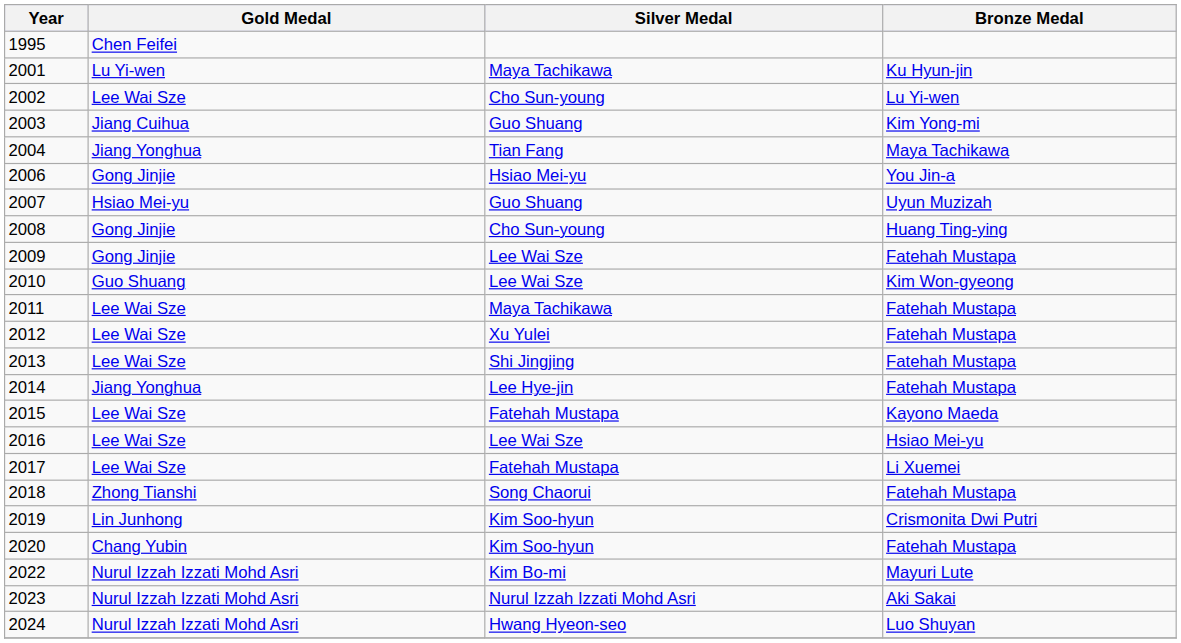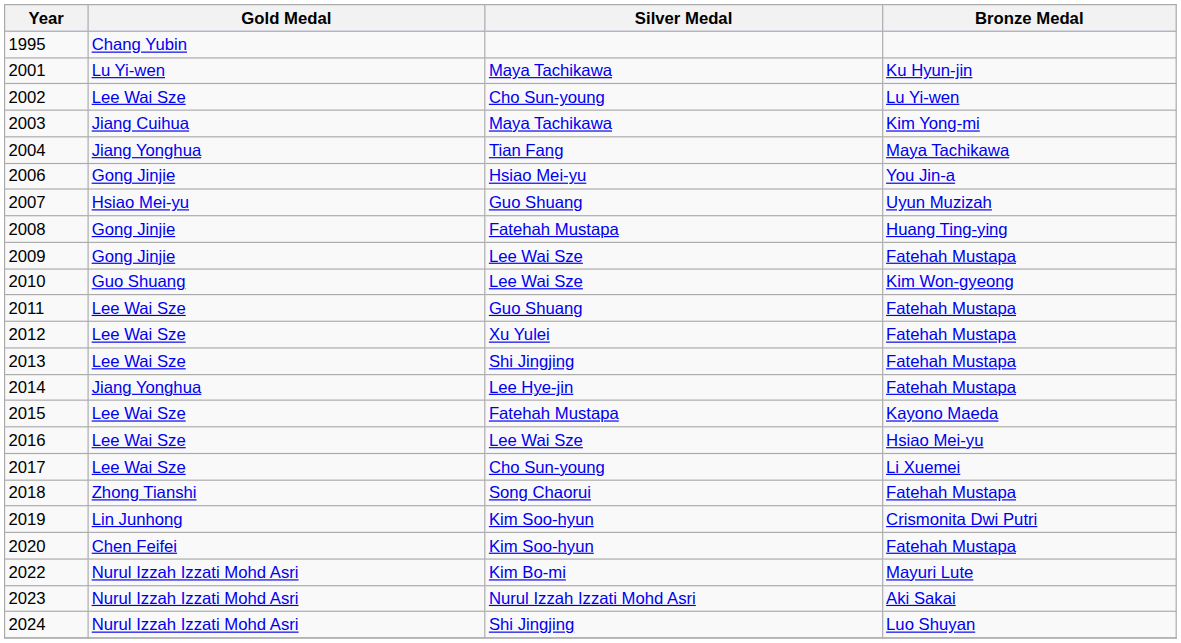(134, 45) Chen Feifei -> (139, 45) Chang Yubin
(536, 124) Guo Shuang -> (550, 124) Maya Tachikawa
(547, 229) Cho Sun-young -> (554, 229) Fatehah Mustapa
(550, 308) Maya Tachikawa -> (536, 308) Guo Shuang
(554, 467) Fatehah Mustapa -> (547, 467) Cho Sun-young
(139, 546) Chang Yubin -> (134, 546) Chen Feifei
(558, 625) Hwang Hyeon-seo -> (532, 625) Shi Jingjing
